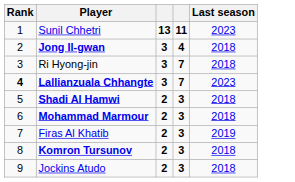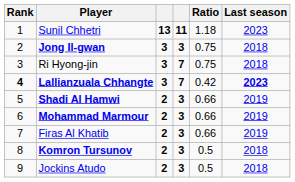+ column: (206, 13)
(181, 47) 4 -> (181, 47) 3
(223, 82) normal -> (256, 82) bold
(223, 99) 2018 -> (256, 99) 2019
(223, 116) 2018 -> (256, 116) 2019
